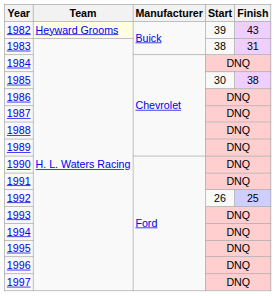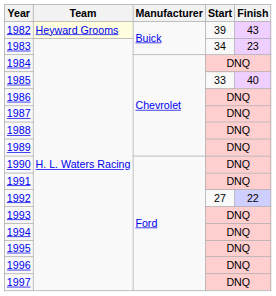(220, 47) 38 -> (220, 47) 34
(253, 47) 31 -> (253, 47) 23
(220, 81) 30 -> (220, 81) 33
(253, 81) 38 -> (253, 81) 40
(220, 198) 26 -> (220, 198) 27
(253, 198) 25 -> (253, 198) 22
